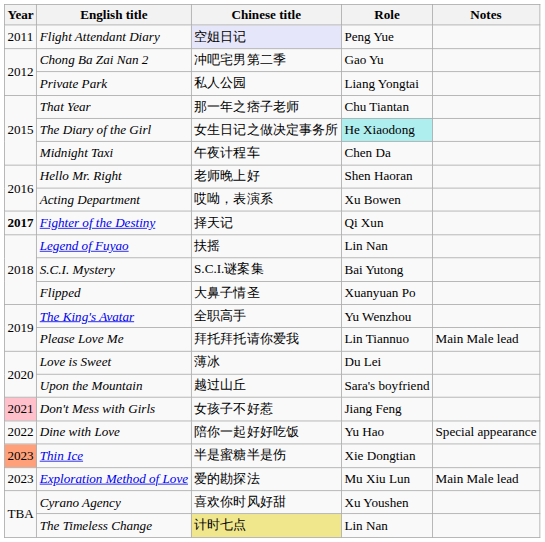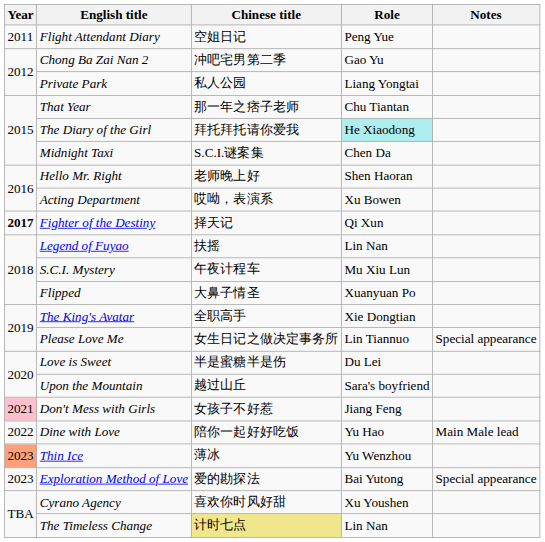(220, 36) lavender background -> (220, 36) no background
(266, 129) 女生日记之做决定事务所 -> (247, 129) 拜托拜托请你爱我
(227, 152) 午夜计程车 -> (229, 152) S.C.I.谜案集
(229, 269) S.C.I.谜案集 -> (227, 269) 午夜计程车
(374, 269) Bai Yutong -> (377, 269) Mu Xiu Lun
(378, 316) Yu Wenzhou -> (380, 316) Xie Dongtian
(247, 339) 拜托拜托请你爱我 -> (266, 339) 女生日记之做决定事务所
(477, 339) Main Male lead -> (486, 339) Special appearance
(207, 362) 薄冰 -> (240, 362) 半是蜜糖半是伤
(486, 432) Special appearance -> (477, 432) Main Male lead
(240, 455) 半是蜜糖半是伤 -> (207, 455) 薄冰
(380, 455) Xie Dongtian -> (378, 455) Yu Wenzhou
(377, 479) Mu Xiu Lun -> (374, 479) Bai Yutong
(477, 479) Main Male lead -> (486, 479) Special appearance
